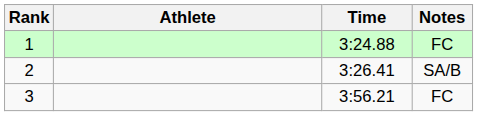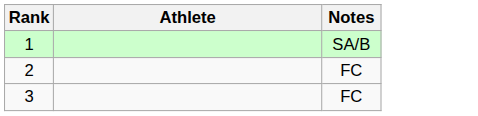- column: (367, 17)
(442, 44) FC -> (351, 44) SA/B
(442, 70) SA/B -> (351, 70) FC
